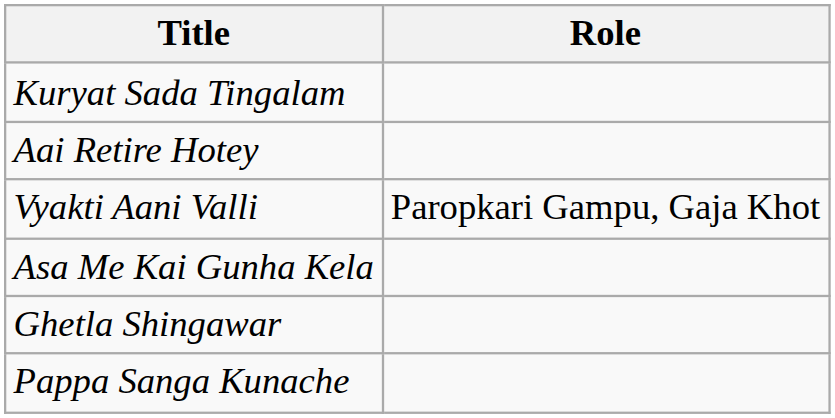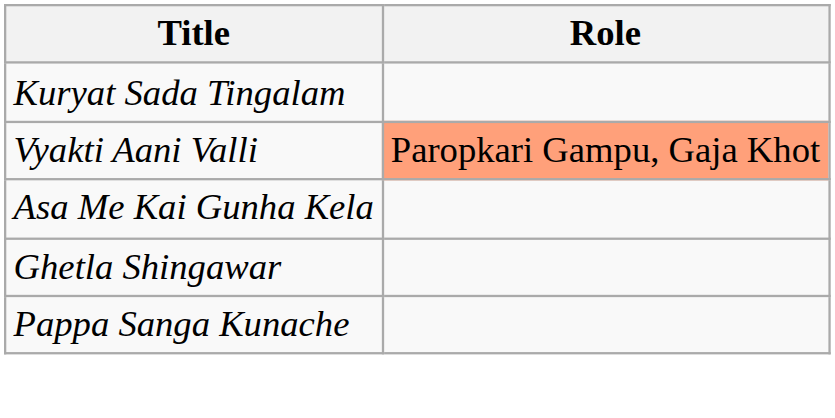- row: (136, 149)
(605, 207) no background -> (605, 149) lightsalmon background
